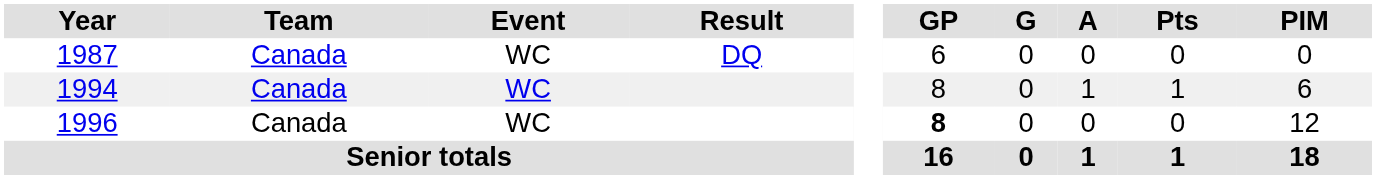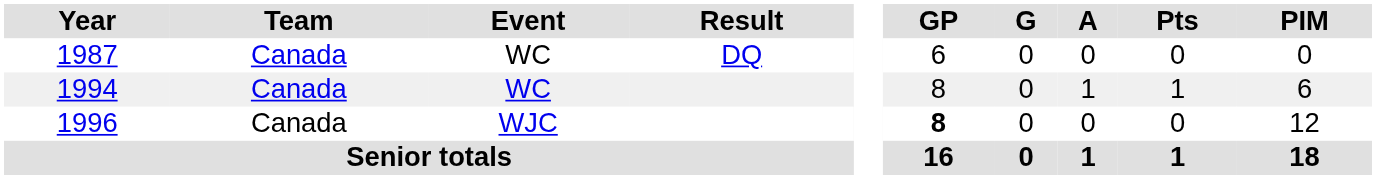(528, 123) WC -> (528, 123) WJC
